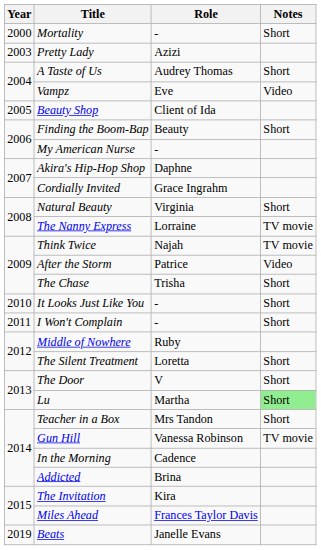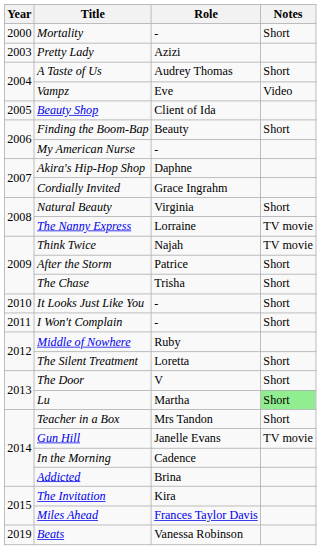(278, 264) Video -> (277, 264) Short
(199, 438) Vanessa Robinson -> (187, 438) Janelle Evans
(187, 534) Janelle Evans -> (199, 534) Vanessa Robinson
